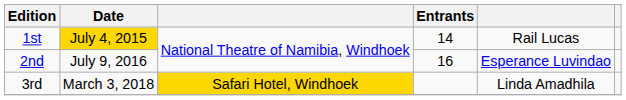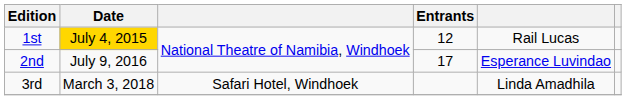(445, 39) 14 -> (445, 39) 12
(445, 61) 16 -> (445, 61) 17
(285, 84) gold background -> (285, 84) no background
